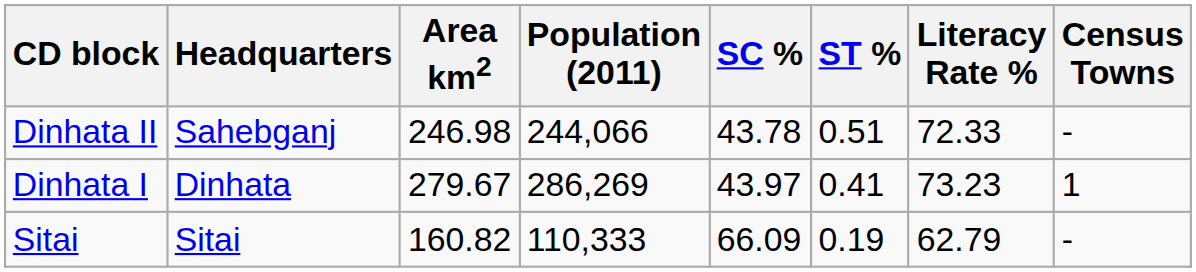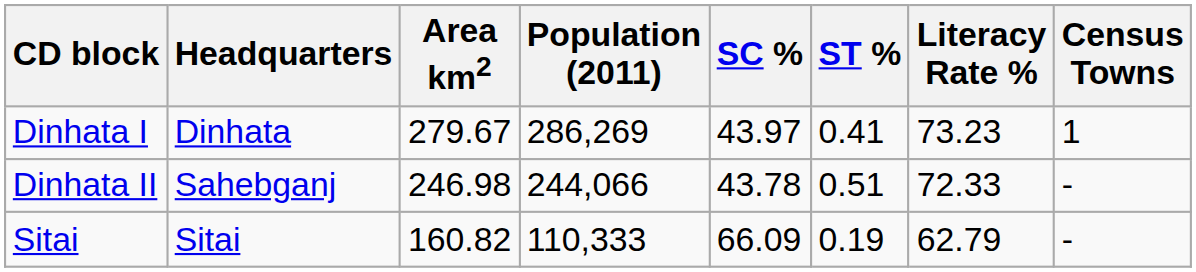rows swapped: (80, 185) <-> (85, 131)
